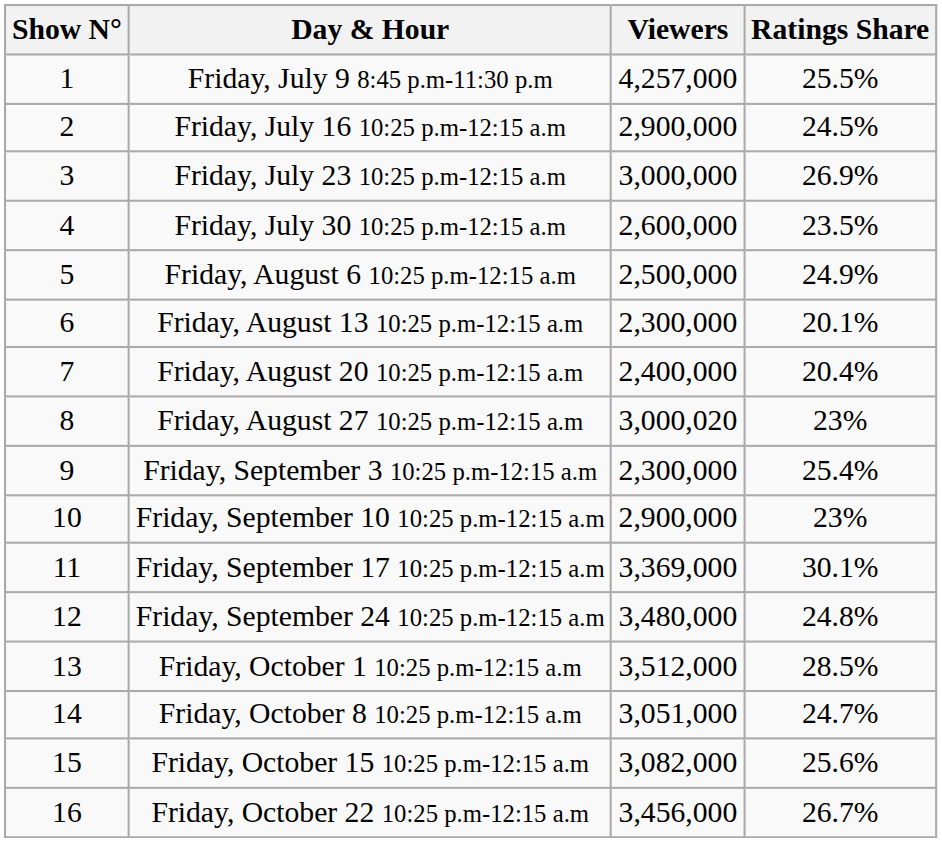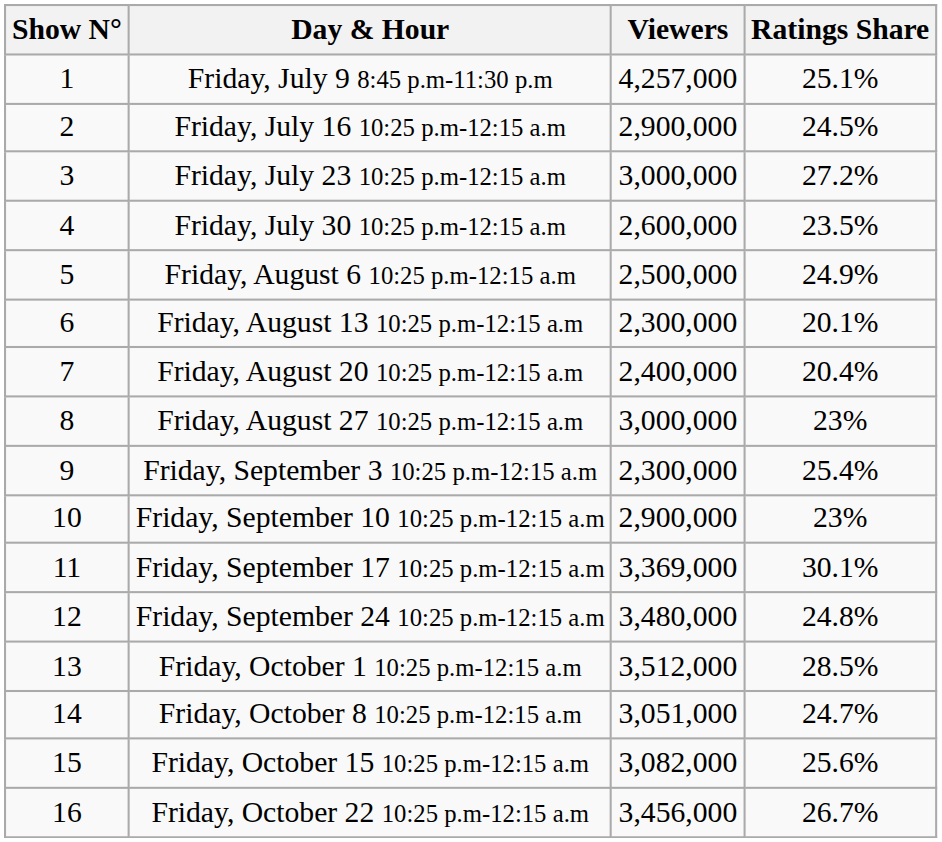(840, 78) 25.5% -> (840, 78) 25.1%
(840, 176) 26.9% -> (840, 176) 27.2%
(678, 420) 3,000,020 -> (678, 420) 3,000,000
